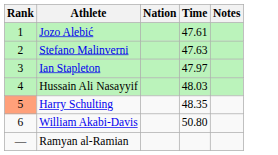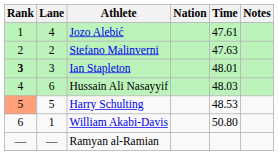+ column: (52, 13)
(20, 68) normal -> (20, 68) bold
(195, 68) 47.97 -> (225, 68) 48.01
(195, 104) 48.35 -> (225, 104) 48.53
